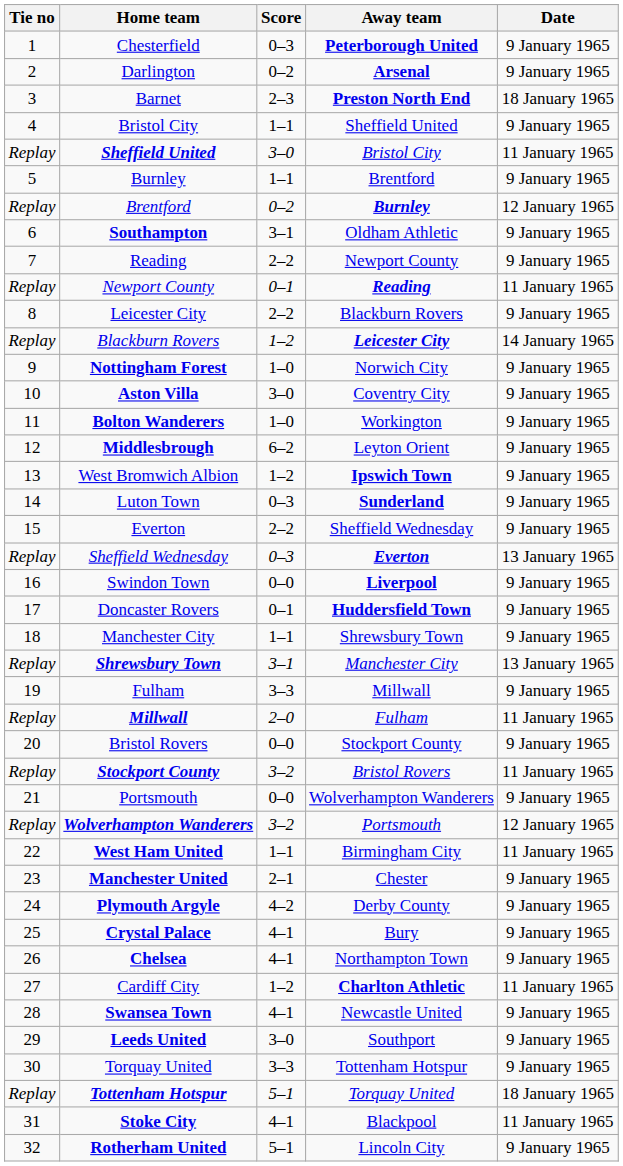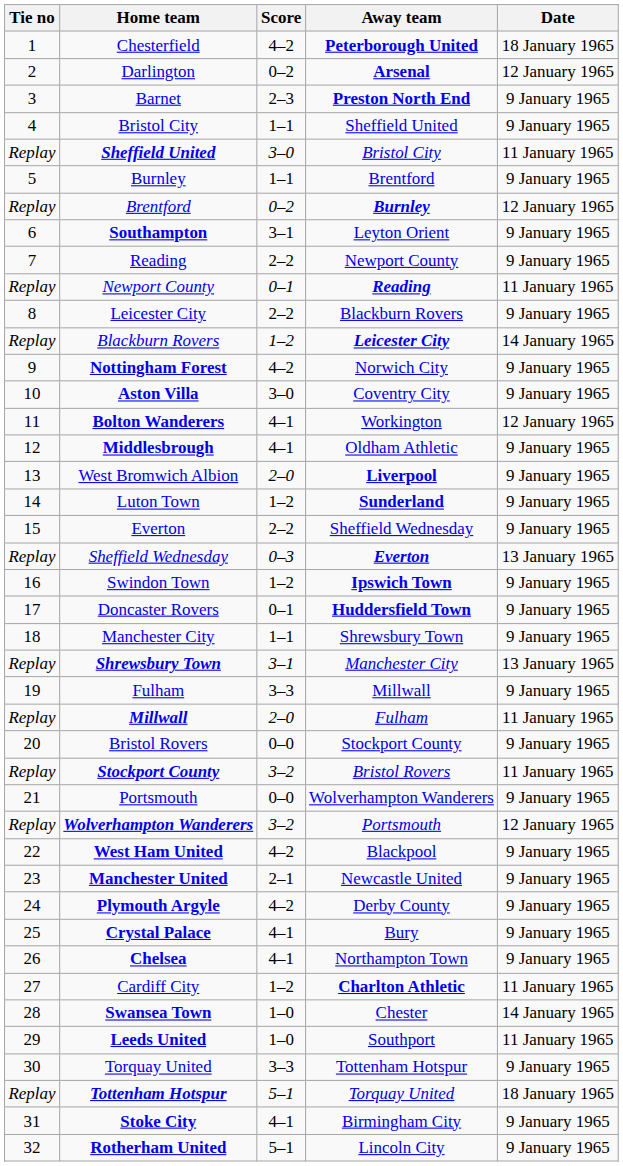(281, 44) 0–3 -> (281, 44) 4–2
(558, 44) 9 January 1965 -> (558, 44) 18 January 1965
(558, 71) 9 January 1965 -> (558, 71) 12 January 1965
(558, 98) 18 January 1965 -> (558, 98) 9 January 1965
(401, 233) Oldham Athletic -> (401, 233) Leyton Orient
(281, 367) 1–0 -> (281, 367) 4–2
(281, 421) 1–0 -> (281, 421) 4–1
(558, 421) 9 January 1965 -> (558, 421) 12 January 1965
(281, 448) 6–2 -> (281, 448) 4–1
(401, 448) Leyton Orient -> (401, 448) Oldham Athletic
(281, 475) 1–2 -> (281, 475) 2–0
(401, 475) Ipswich Town -> (401, 475) Liverpool
(281, 502) 0–3 -> (281, 502) 1–2
(281, 582) 0–0 -> (281, 582) 1–2
(401, 582) Liverpool -> (401, 582) Ipswich Town
(281, 851) 1–1 -> (281, 851) 4–2
(401, 851) Birmingham City -> (401, 851) Blackpool
(558, 851) 11 January 1965 -> (558, 851) 9 January 1965
(401, 878) Chester -> (401, 878) Newcastle United
(281, 1013) 4–1 -> (281, 1013) 1–0
(401, 1013) Newcastle United -> (401, 1013) Chester
(558, 1013) 9 January 1965 -> (558, 1013) 14 January 1965
(281, 1040) 3–0 -> (281, 1040) 1–0
(558, 1040) 9 January 1965 -> (558, 1040) 11 January 1965
(401, 1120) Blackpool -> (401, 1120) Birmingham City
(558, 1120) 11 January 1965 -> (558, 1120) 9 January 1965
